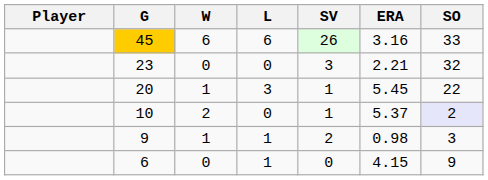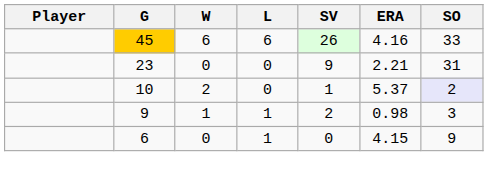(390, 41) 3.16 -> (390, 41) 4.16
(329, 65) 3 -> (329, 65) 9
(452, 65) 32 -> (452, 65) 31
- row: (145, 90)
